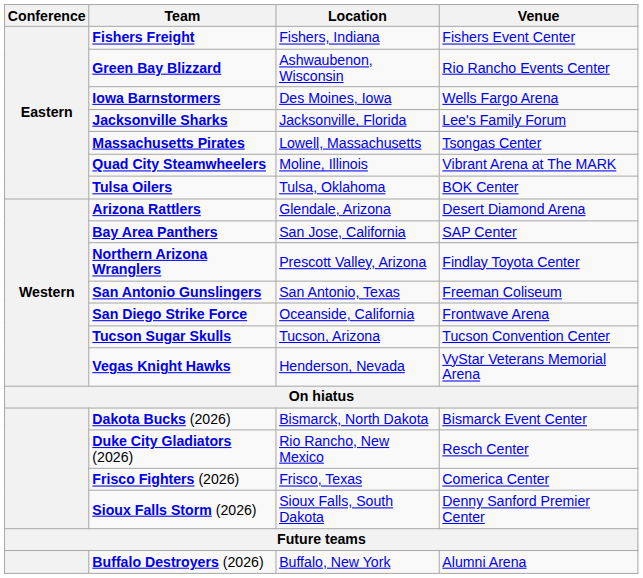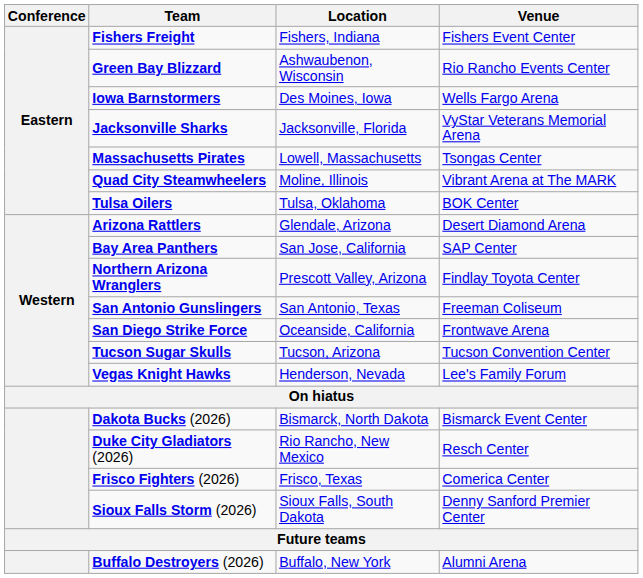(504, 120) Lee's Family Forum -> (524, 128) VyStar Veterans Memorial Arena
(524, 366) VyStar Veterans Memorial Arena -> (504, 374) Lee's Family Forum
